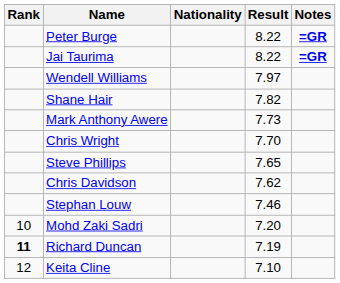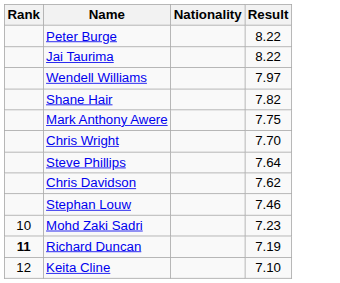- column: (313, 15)
(268, 120) 7.73 -> (268, 120) 7.75
(268, 162) 7.65 -> (268, 162) 7.64
(268, 225) 7.20 -> (268, 225) 7.23
